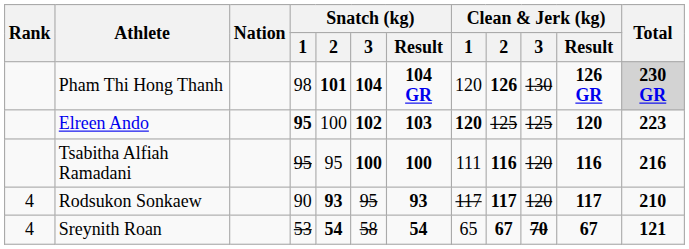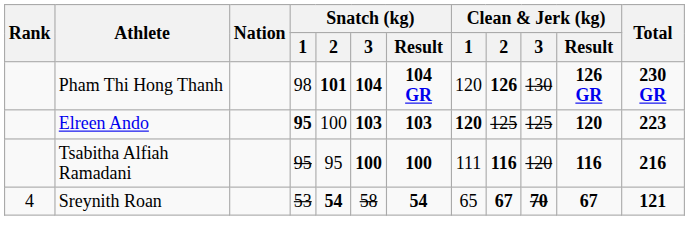(653, 85) lightgrey background -> (653, 85) no background
(369, 124) 102 -> (369, 124) 103
- row: (130, 201)
